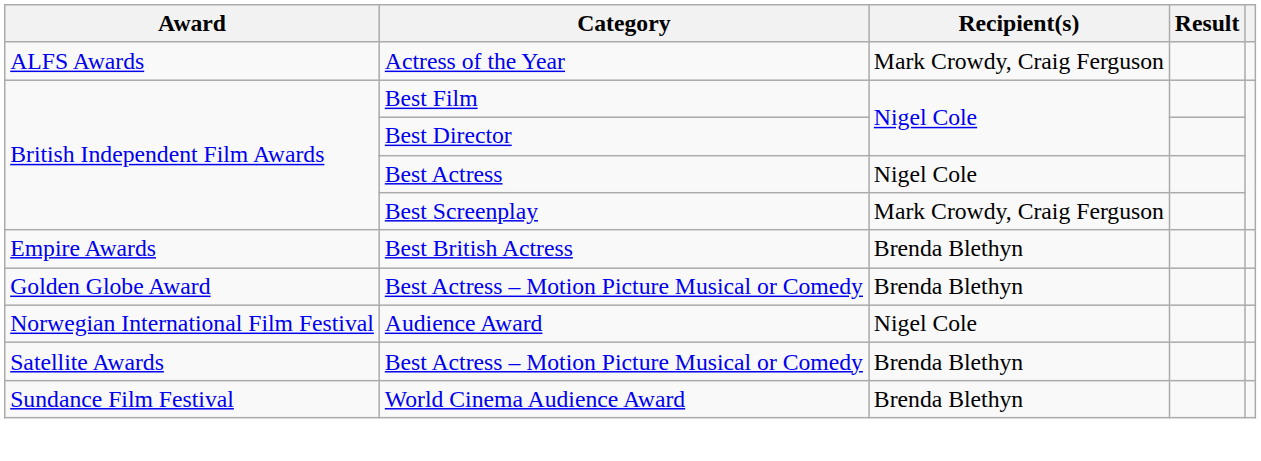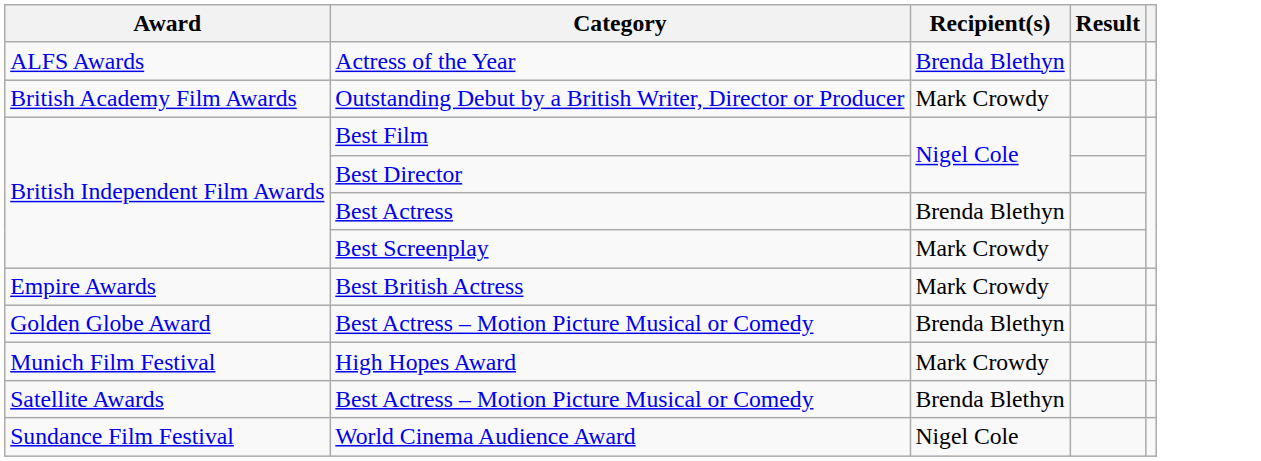(1019, 60) Mark Crowdy, Craig Ferguson -> (990, 60) Brenda Blethyn
+ row: (153, 98)
(925, 173) Nigel Cole -> (990, 211) Brenda Blethyn
(1019, 211) Mark Crowdy, Craig Ferguson -> (982, 248) Mark Crowdy
(949, 248) Brenda Blethyn -> (982, 286) Mark Crowdy
+ row: (113, 361)
- row: (192, 323)
(949, 398) Brenda Blethyn -> (967, 436) Nigel Cole
